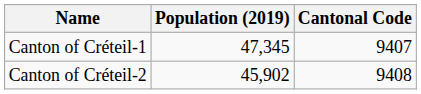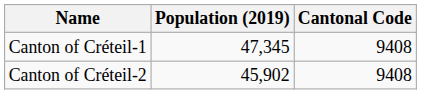(394, 46) 9407 -> (394, 46) 9408
